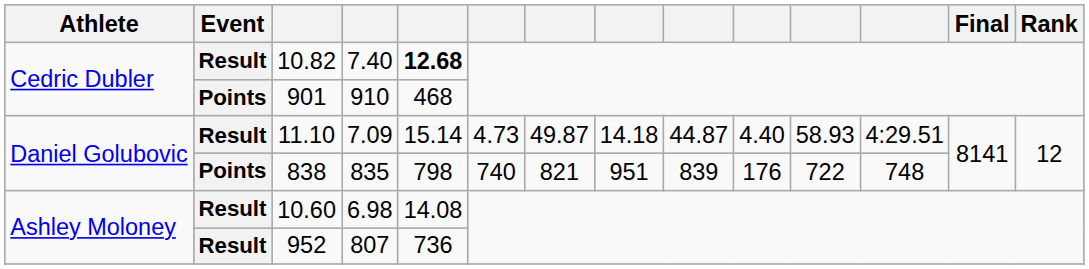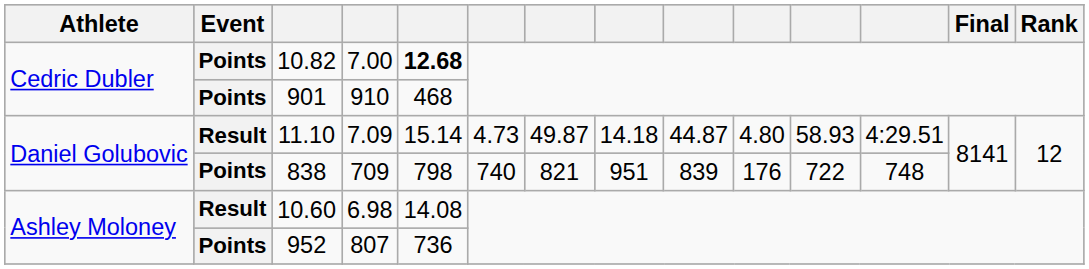(232, 61) Result -> (232, 61) Points
(370, 61) 7.40 -> (370, 61) 7.00
(762, 135) 4.40 -> (762, 135) 4.80
(370, 172) 835 -> (370, 172) 709
(232, 246) Result -> (232, 246) Points
